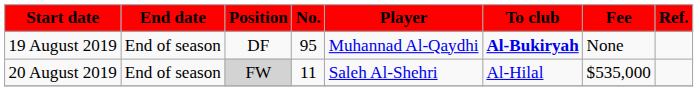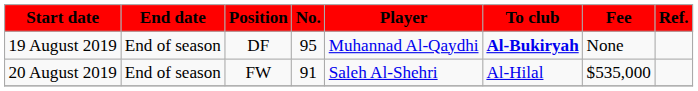(258, 72) lightgrey background -> (258, 72) no background
(308, 72) 11 -> (308, 72) 91
